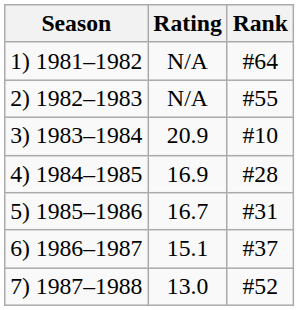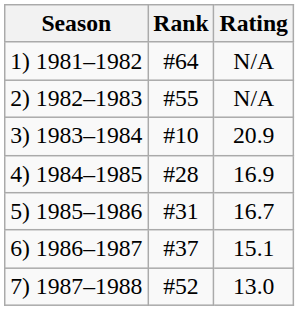columns swapped: (260, 23) <-> (188, 23)
